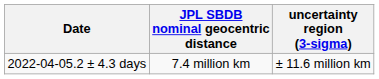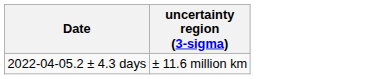- column: (211, 29)
